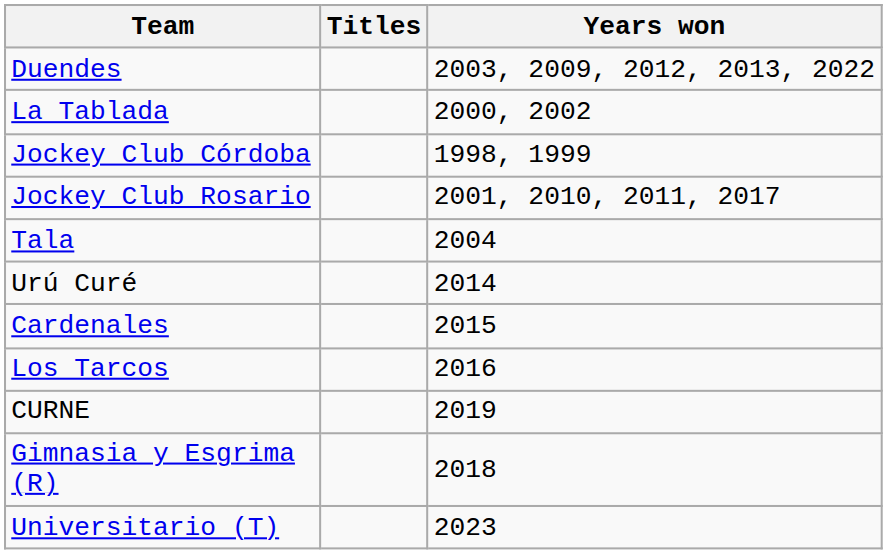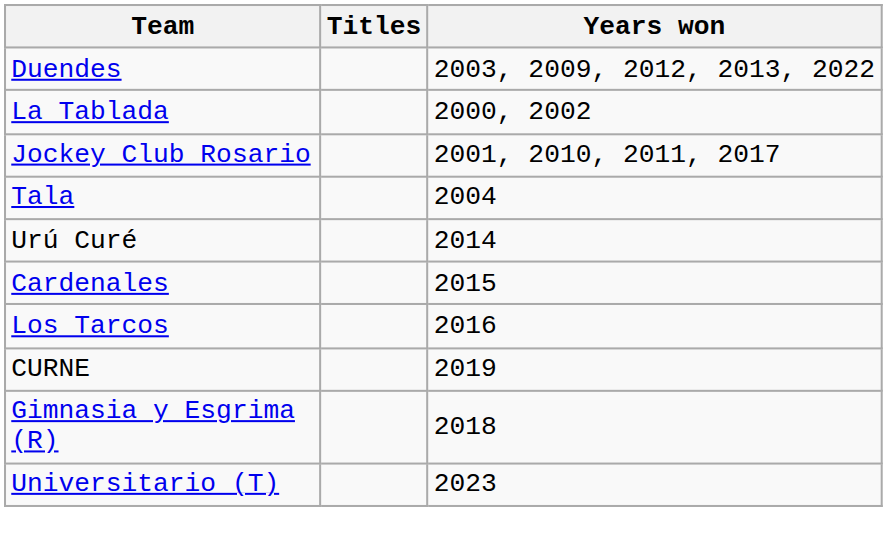- row: (161, 155)
